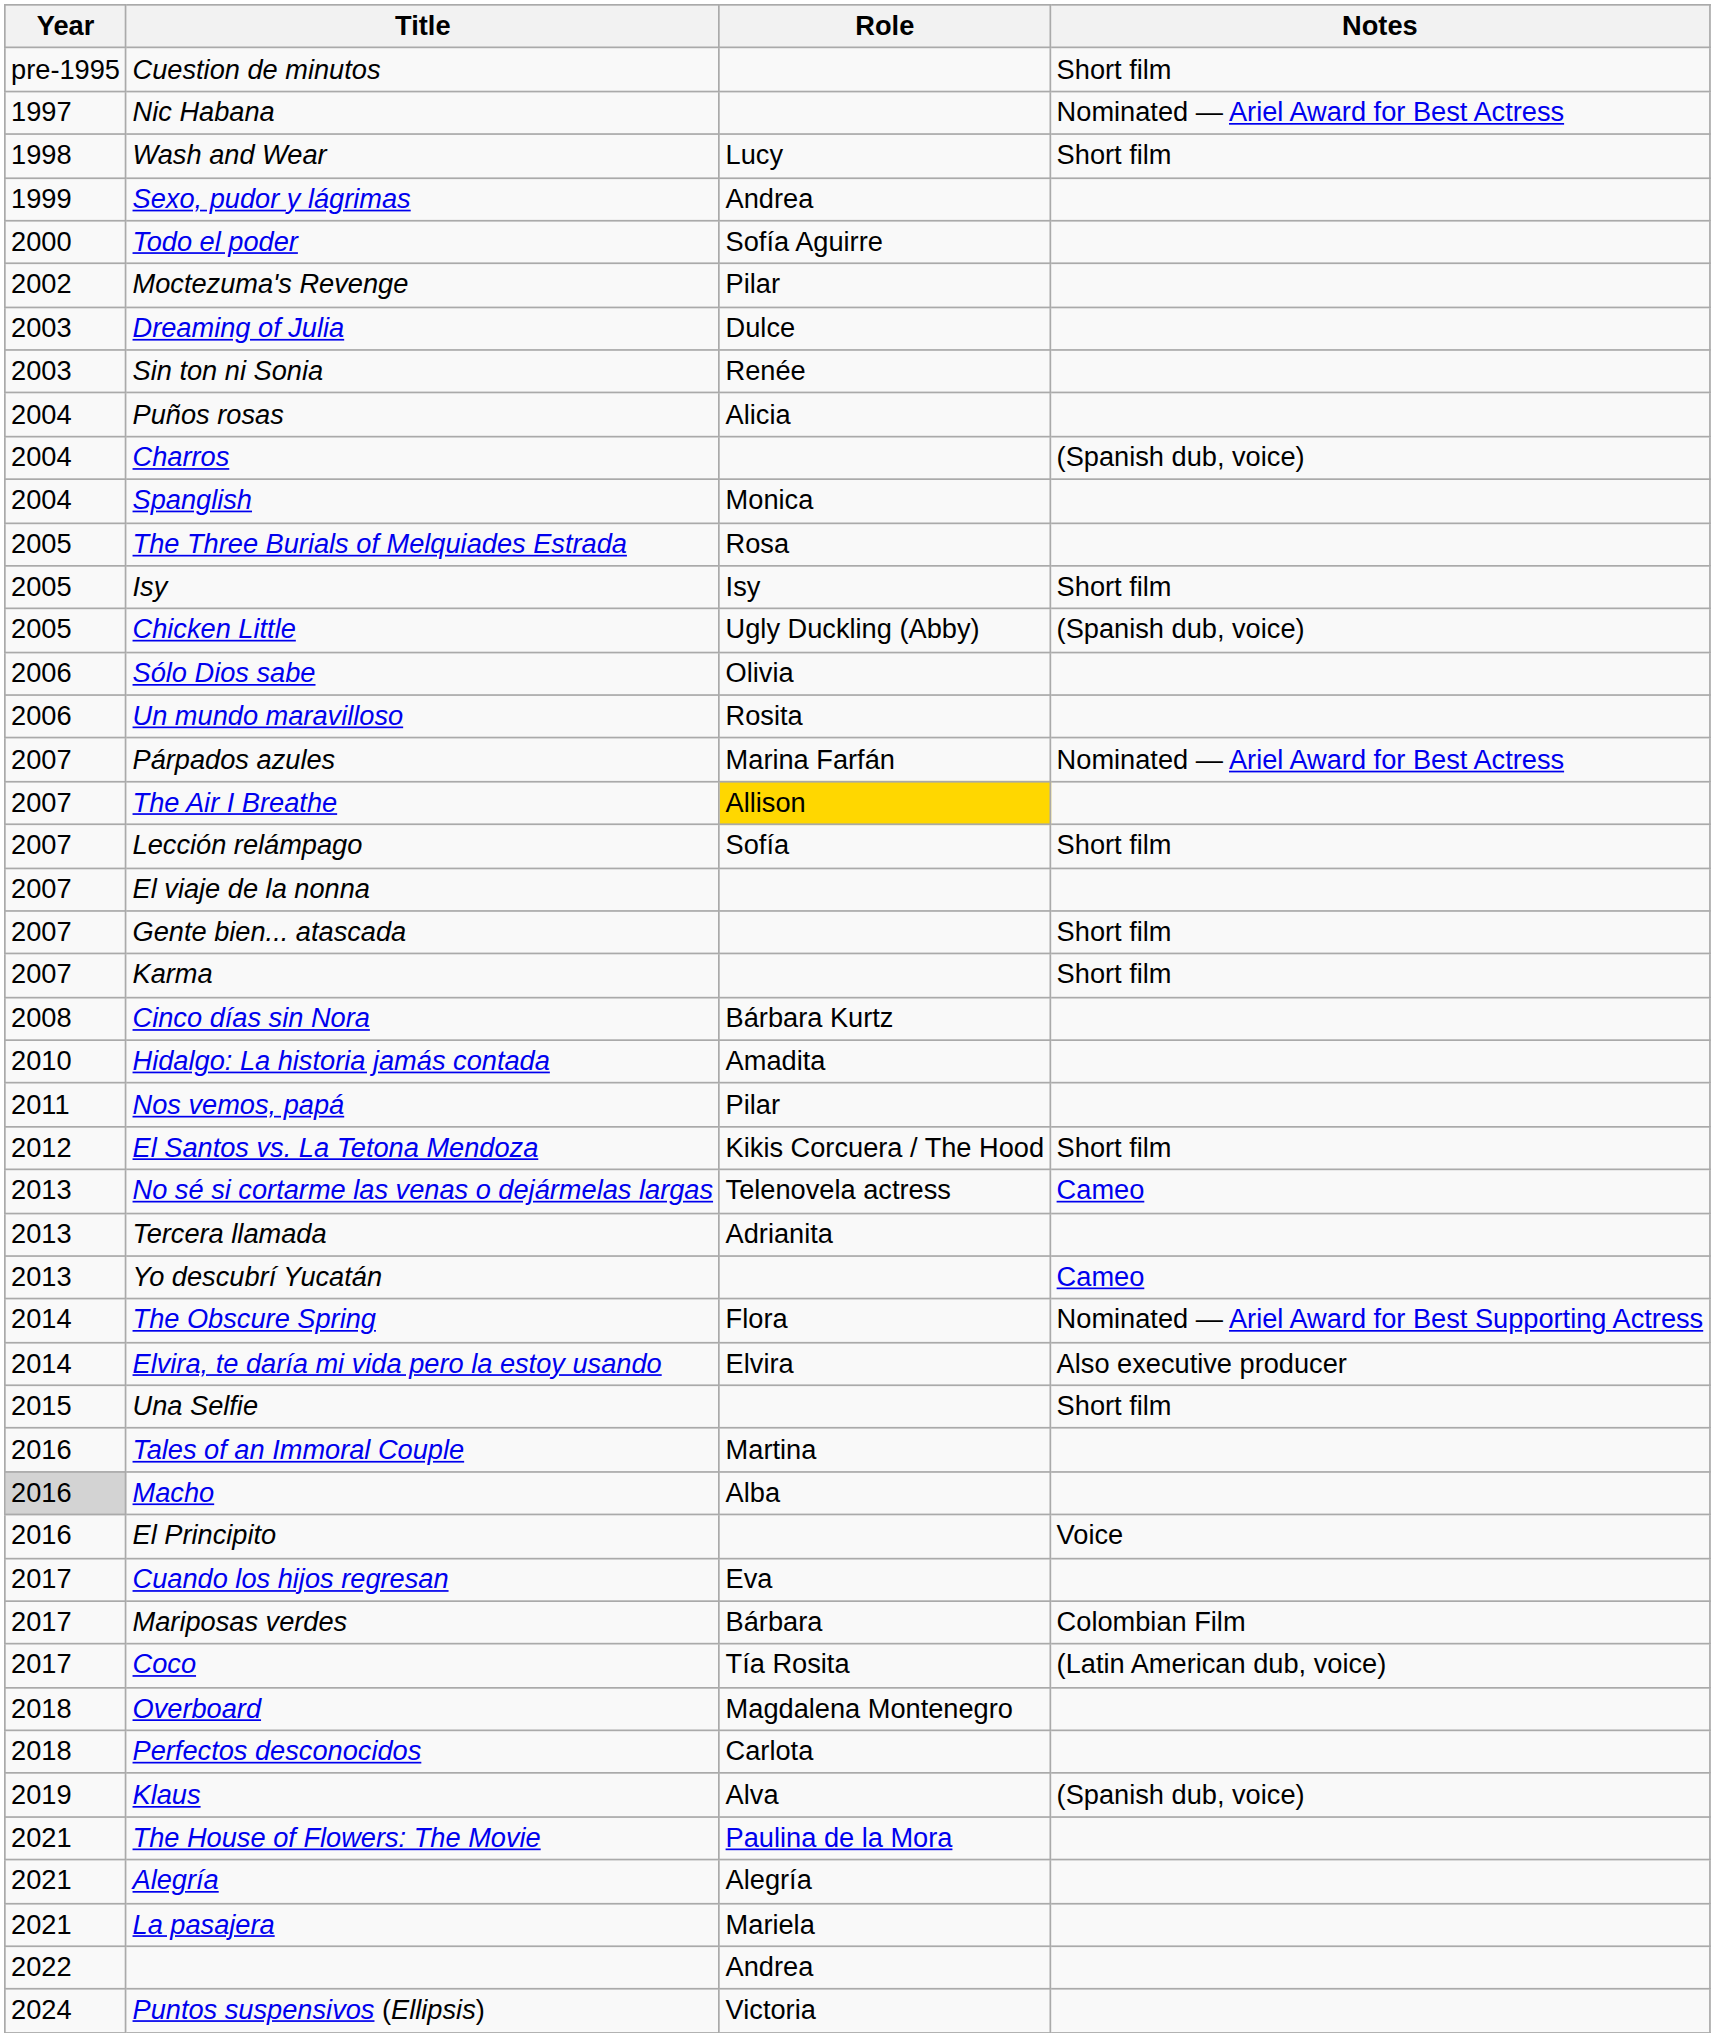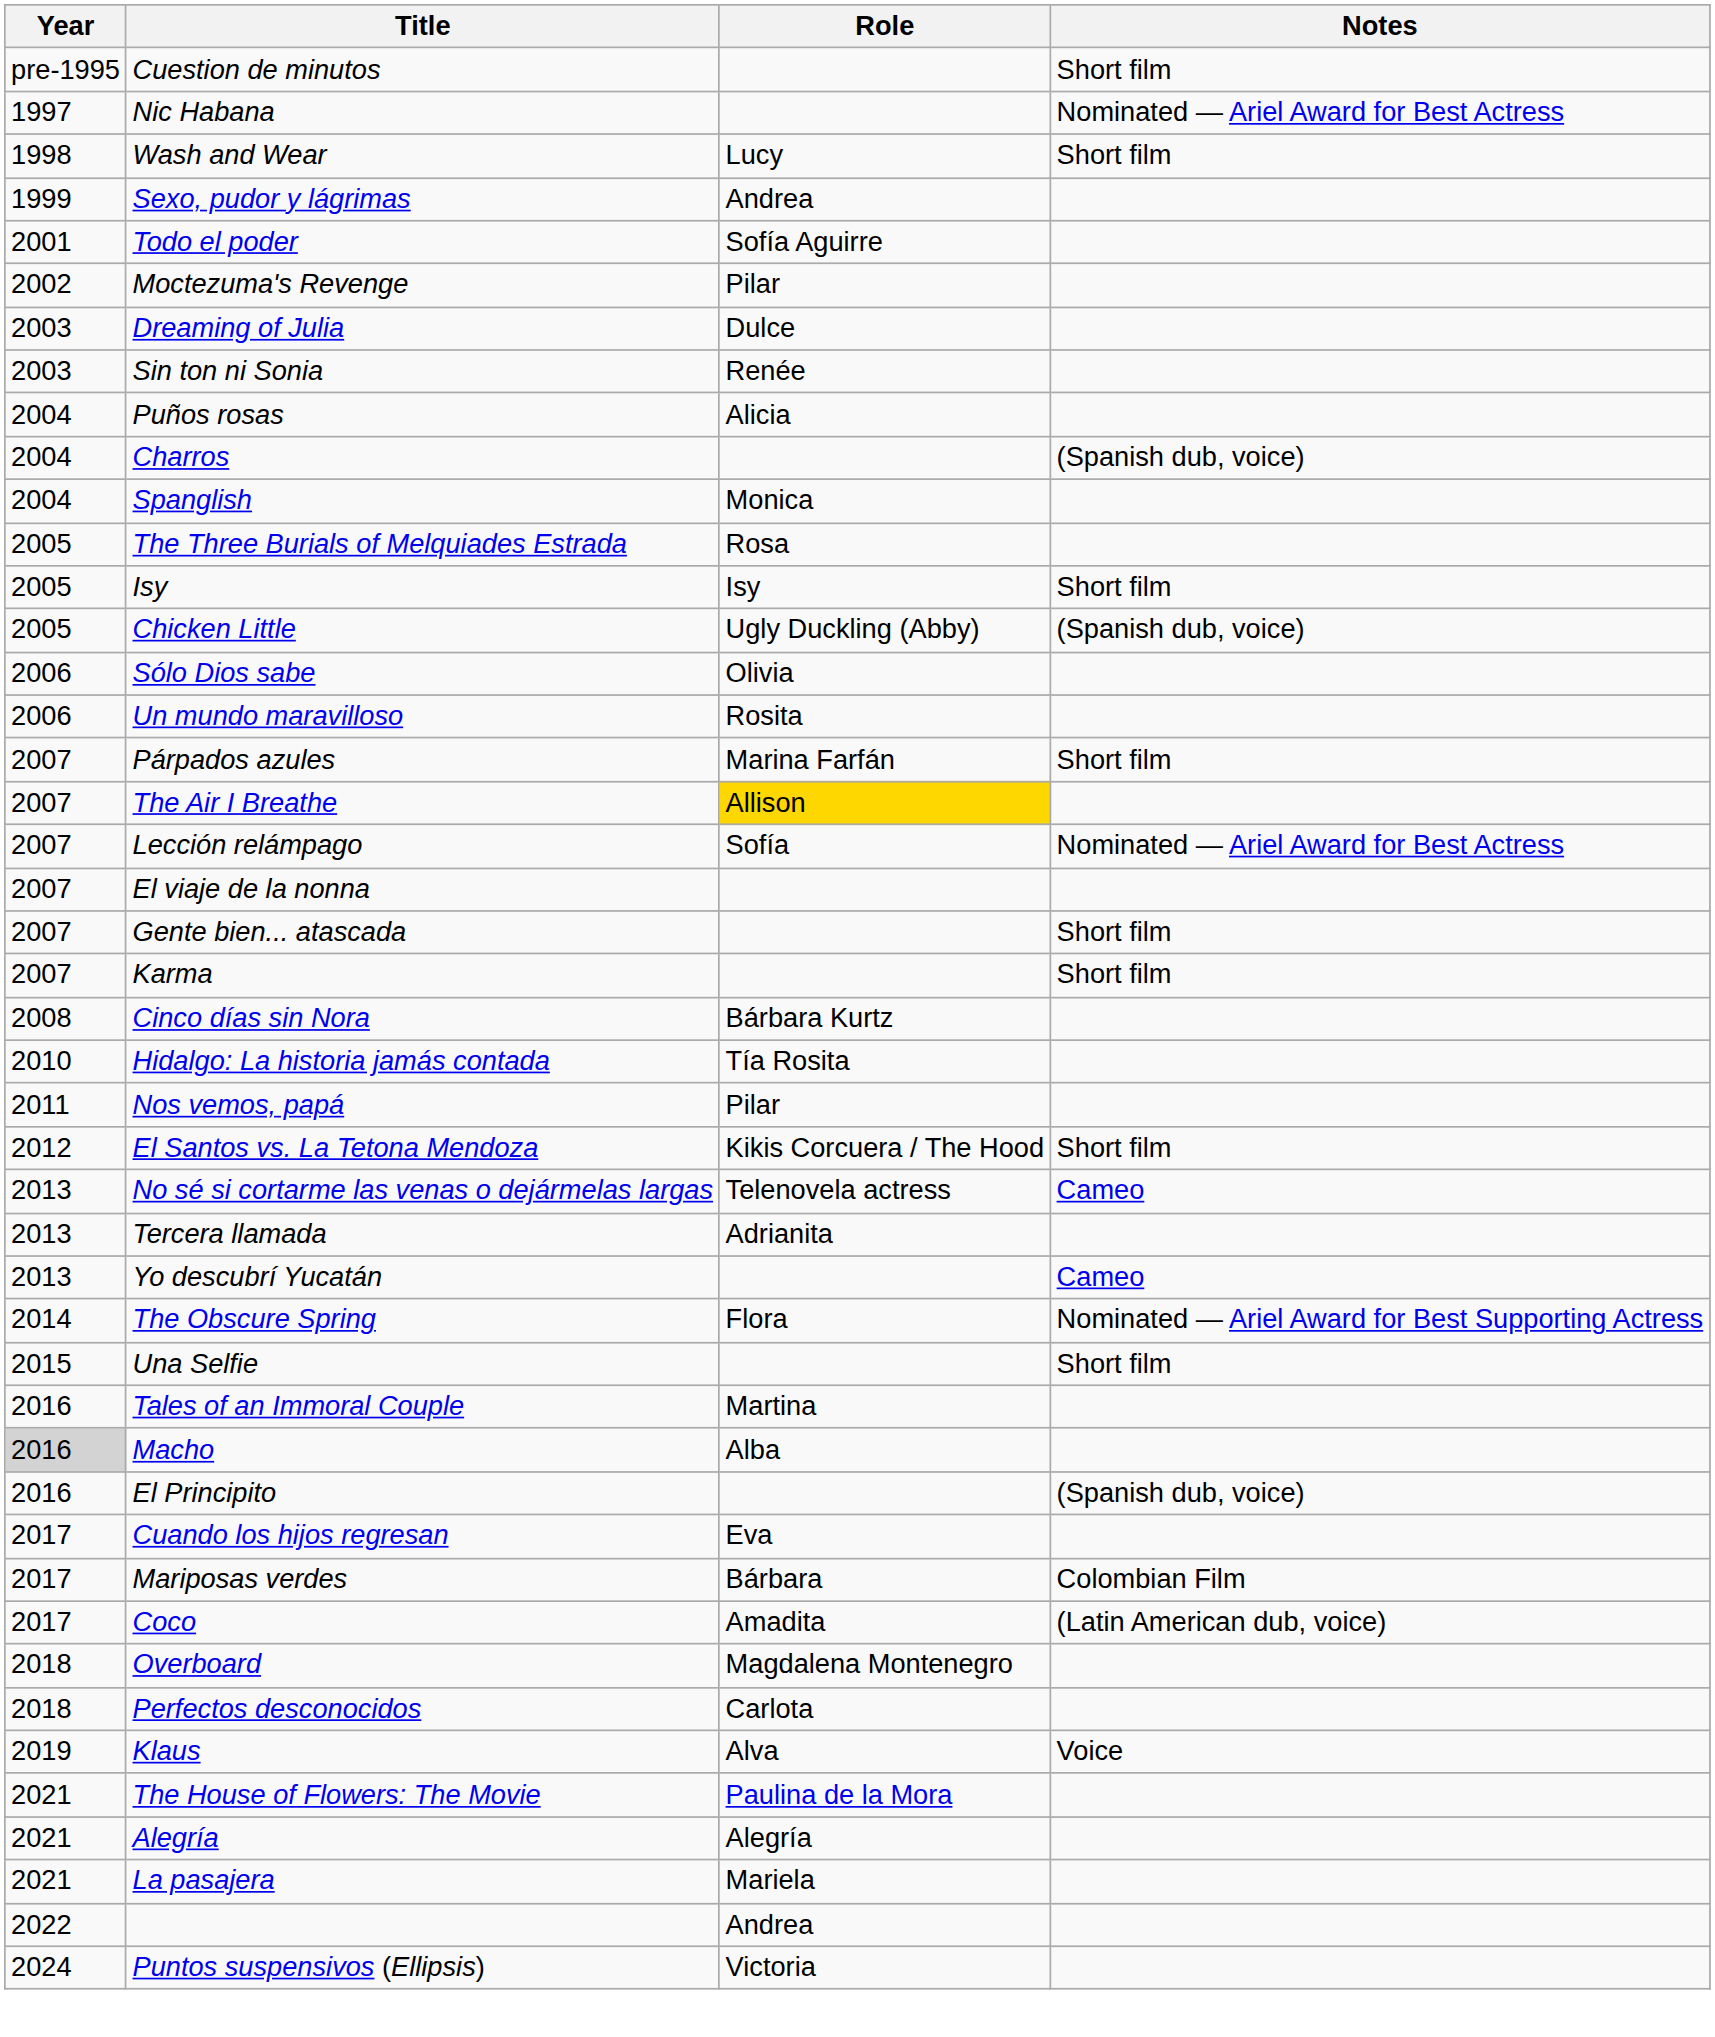(41, 241) 2000 -> (41, 241) 2001
(1310, 759) Nominated — Ariel Award for Best Actress -> (1114, 759) Short film
(1114, 845) Short film -> (1310, 845) Nominated — Ariel Award for Best Actress
(775, 1061) Amadita -> (788, 1061) Tía Rosita
- row: (397, 1363)
(1090, 1535) Voice -> (1181, 1492) (Spanish dub, voice)
(788, 1665) Tía Rosita -> (775, 1622) Amadita
(1181, 1794) (Spanish dub, voice) -> (1090, 1751) Voice
